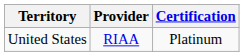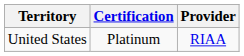columns swapped: (121, 16) <-> (196, 16)
